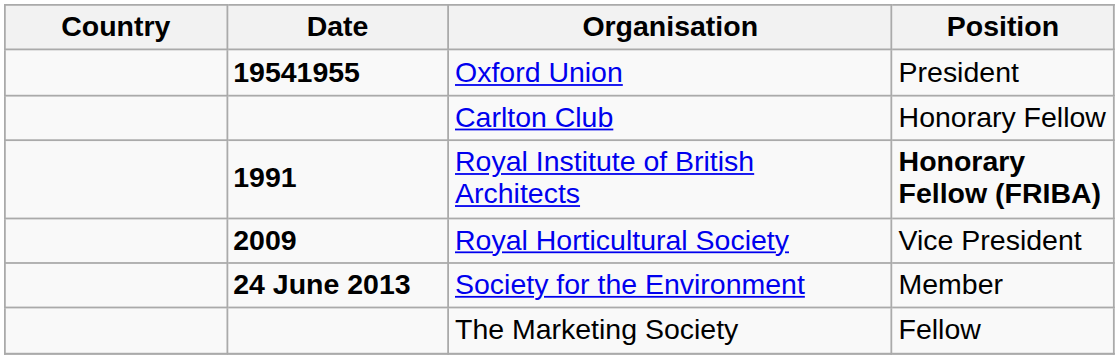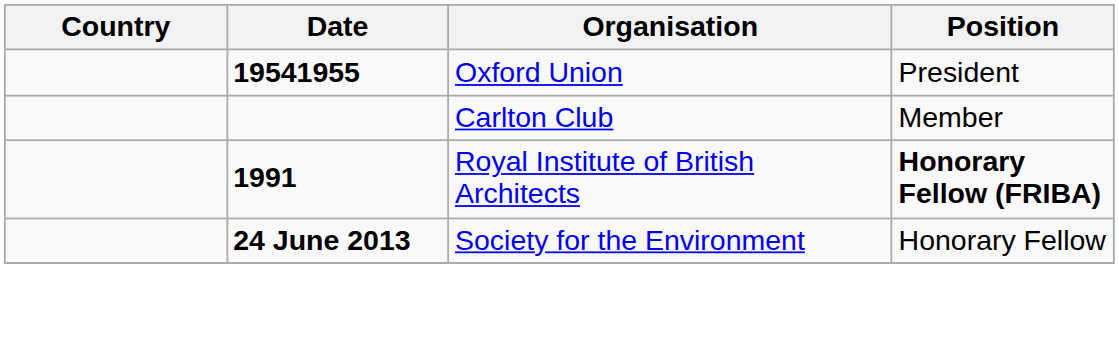(1002, 117) Honorary Fellow -> (951, 117) Member
- row: (622, 239)
(951, 284) Member -> (1002, 239) Honorary Fellow
- row: (597, 330)
